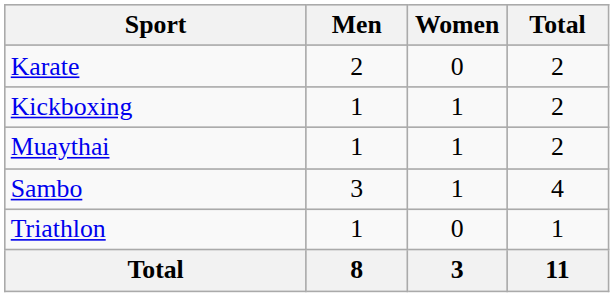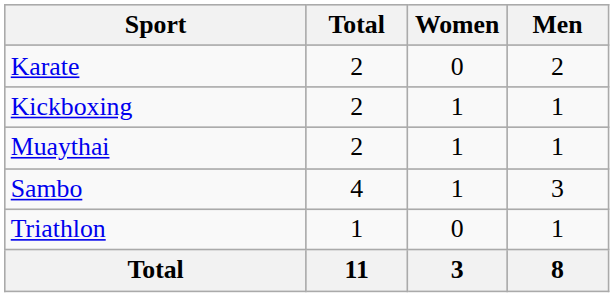columns swapped: (357, 24) <-> (558, 24)
